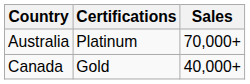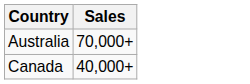- column: (126, 16)
